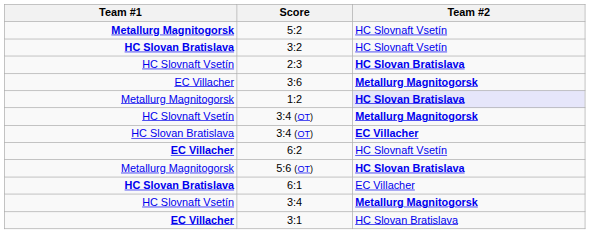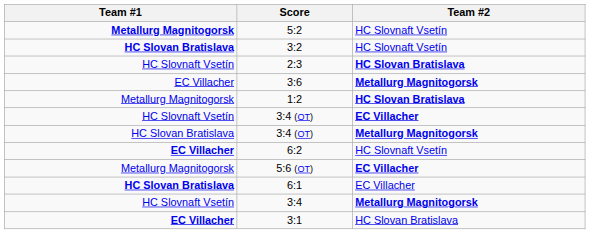(410, 99) lavender background -> (410, 99) no background
(417, 116) Metallurg Magnitogorsk -> (387, 116) EC Villacher
(387, 133) EC Villacher -> (417, 133) Metallurg Magnitogorsk
(410, 168) HC Slovan Bratislava -> (387, 168) EC Villacher
